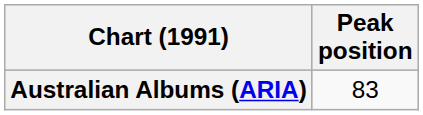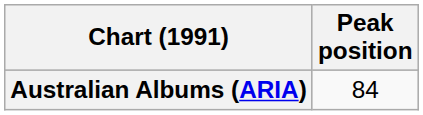(365, 89) 83 -> (365, 89) 84
